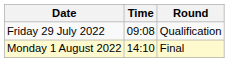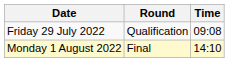columns swapped: (141, 13) <-> (191, 13)
